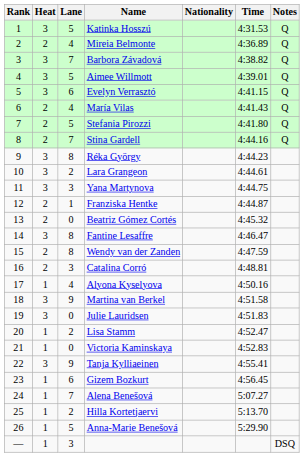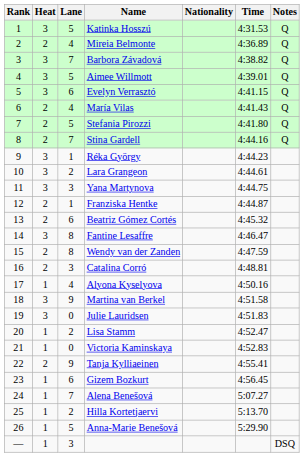(71, 156) 8 -> (71, 156) 1
(71, 220) 0 -> (71, 220) 6
(45, 364) 3 -> (45, 364) 2
